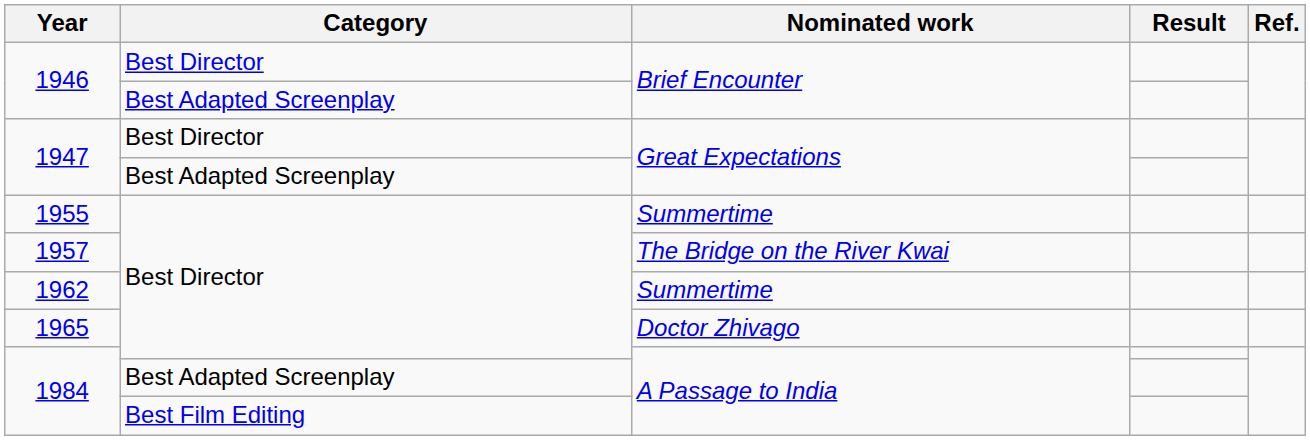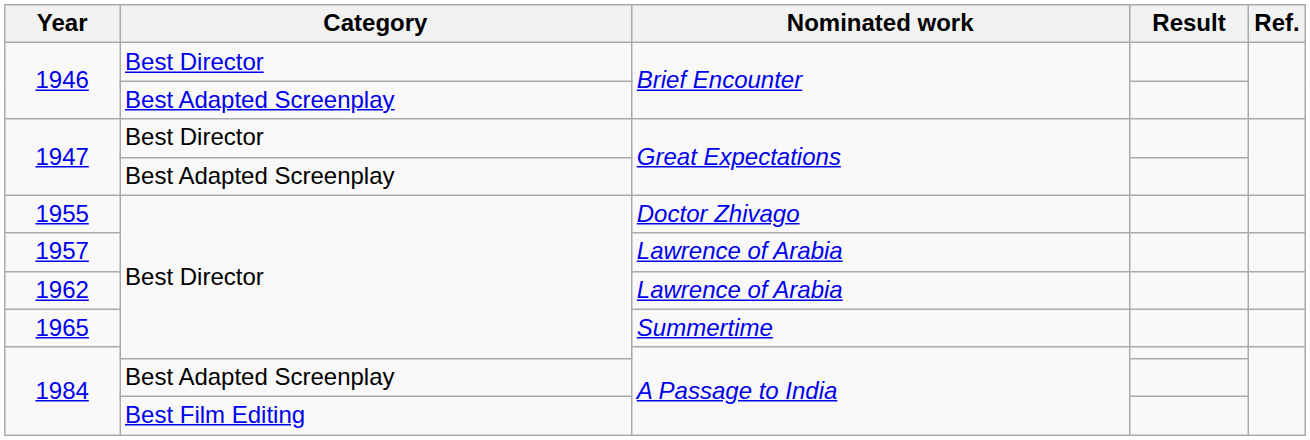(705, 213) Summertime -> (718, 213) Doctor Zhivago
(793, 251) The Bridge on the River Kwai -> (740, 251) Lawrence of Arabia
(705, 289) Summertime -> (740, 289) Lawrence of Arabia
(718, 328) Doctor Zhivago -> (705, 328) Summertime
